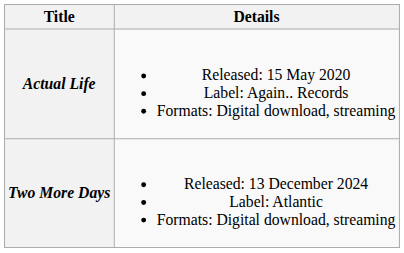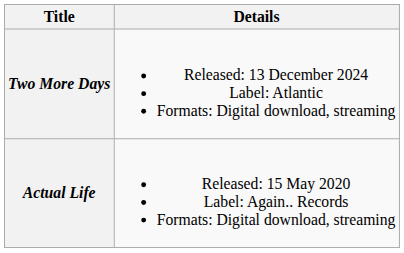rows swapped: (59, 83) <-> (59, 193)
